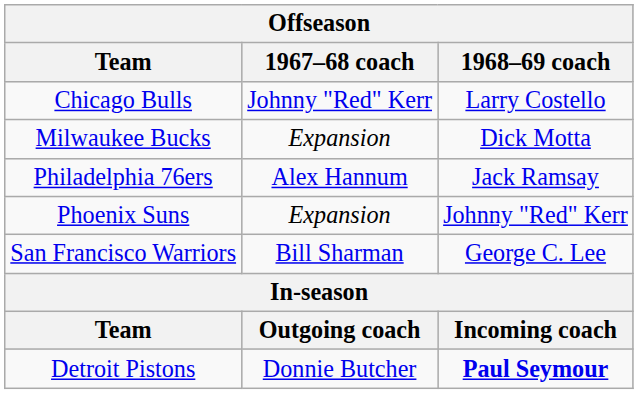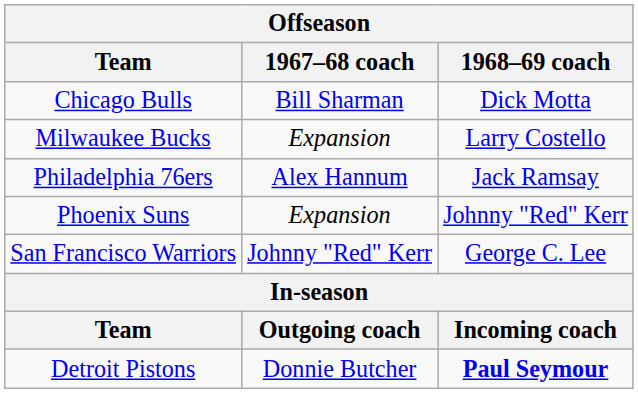(340, 100) Johnny "Red" Kerr -> (340, 100) Bill Sharman
(536, 100) Larry Costello -> (536, 100) Dick Motta
(536, 138) Dick Motta -> (536, 138) Larry Costello
(340, 253) Bill Sharman -> (340, 253) Johnny "Red" Kerr
